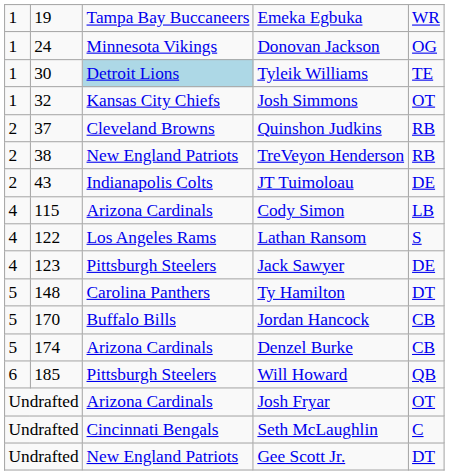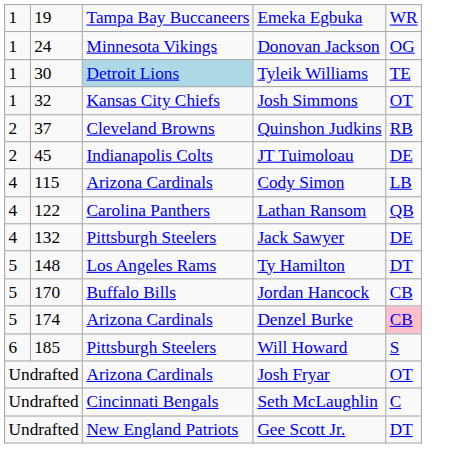- row: (331, 155)
(43, 182) 43 -> (43, 155) 45
(151, 237) Los Angeles Rams -> (148, 210) Carolina Panthers
(417, 237) S -> (402, 210) QB
(47, 264) 123 -> (47, 237) 132
(148, 292) Carolina Panthers -> (151, 264) Los Angeles Rams
(424, 347) no background -> (401, 319) pink background
(424, 374) QB -> (394, 347) S
